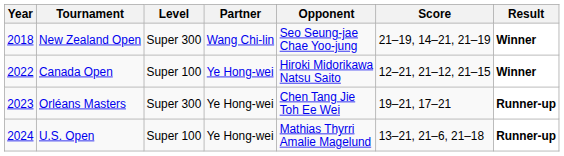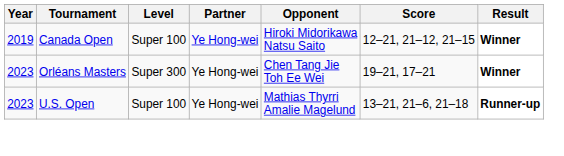- row: (90, 39)
(20, 71) 2022 -> (20, 39) 2019
(526, 103) Runner-up -> (500, 71) Winner
(20, 135) 2024 -> (20, 103) 2023
